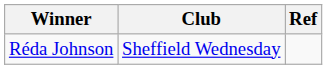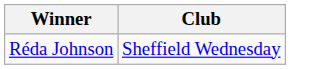- column: (303, 19)
